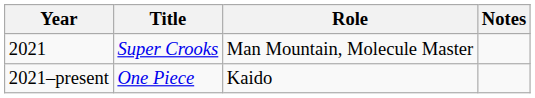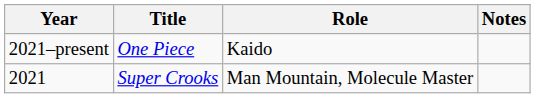rows swapped: (59, 78) <-> (27, 48)
